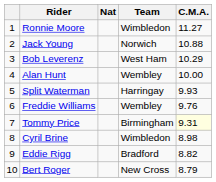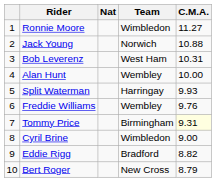(191, 59) 10.29 -> (191, 59) 10.31
(188, 138) 8.98 -> (188, 138) 9.00
